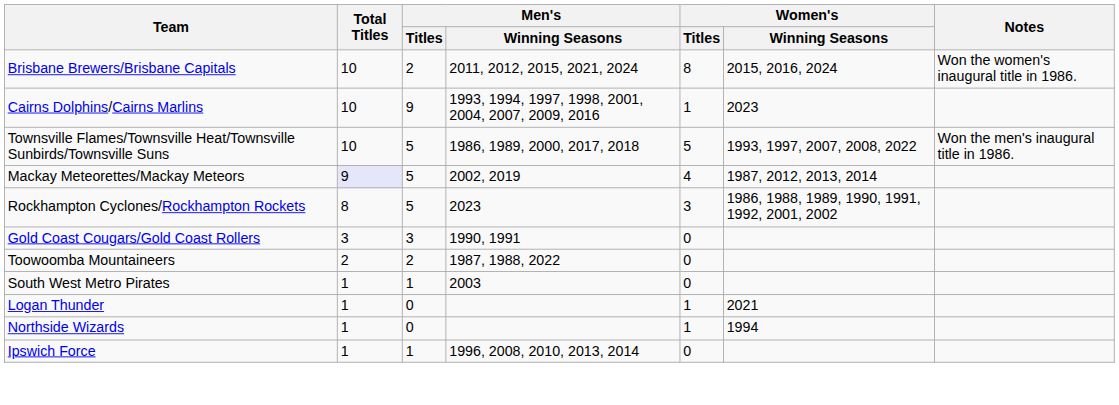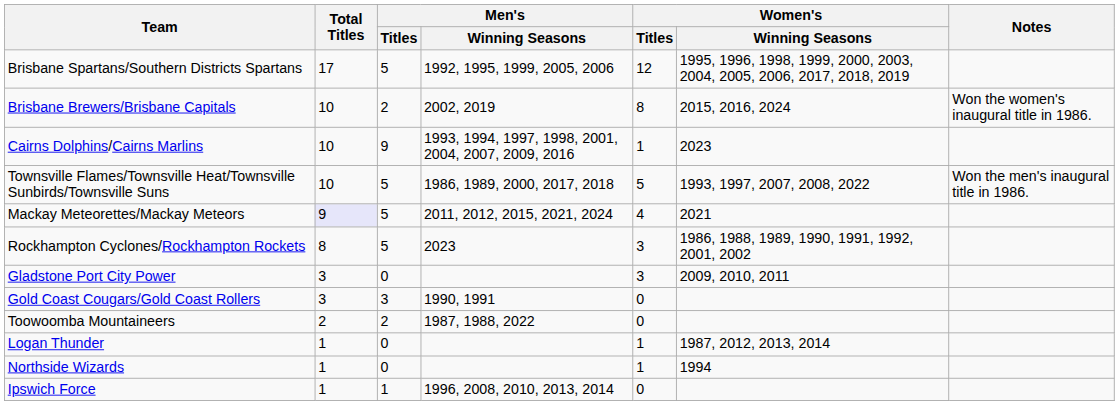+ row: (155, 68)
(544, 68) 2011, 2012, 2015, 2021, 2024 -> (460, 107) 2002, 2019
(485, 176) 2002, 2019 -> (518, 215) 2011, 2012, 2015, 2021, 2024
(802, 176) 1987, 2012, 2013, 2014 -> (696, 215) 2021
+ row: (92, 276)
- row: (89, 283)
(743, 305) 2021 -> (755, 344) 1987, 2012, 2013, 2014
